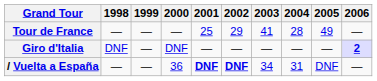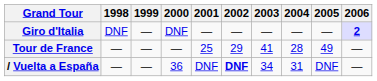rows swapped: (53, 48) <-> (53, 31)
(206, 66) bold -> (206, 66) normal
